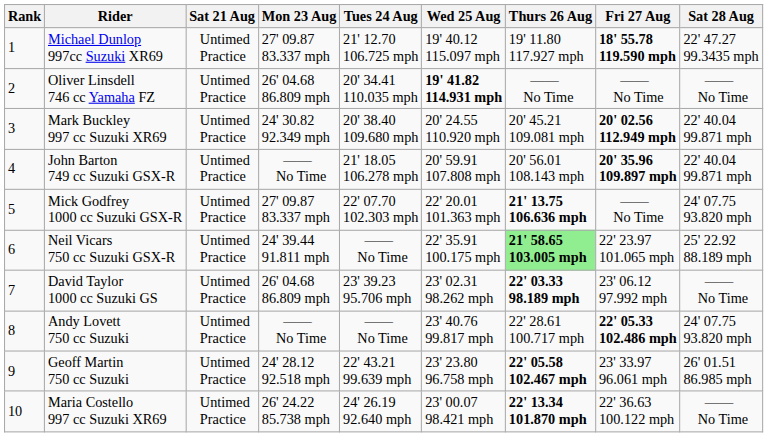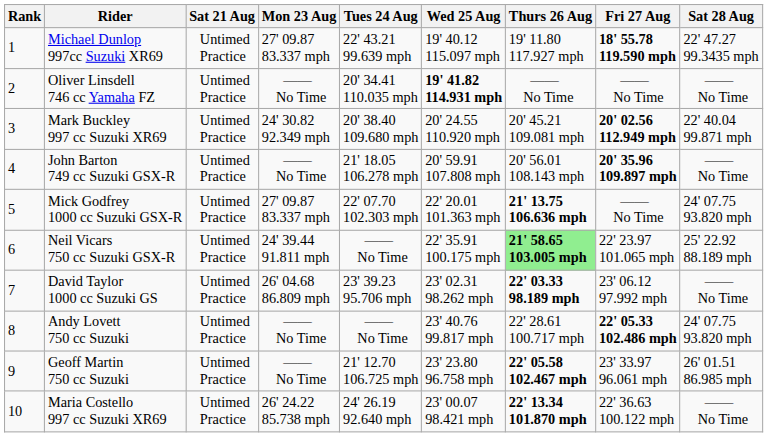(381, 47) 21' 12.70 106.725 mph -> (377, 47) 22' 43.21 99.639 mph
(296, 88) 26' 04.68 86.809 mph -> (294, 88) —— No Time
(718, 168) 22' 40.04 99.871 mph -> (716, 168) —— No Time
(296, 370) 24' 28.12 92.518 mph -> (294, 370) —— No Time
(377, 370) 22' 43.21 99.639 mph -> (381, 370) 21' 12.70 106.725 mph
